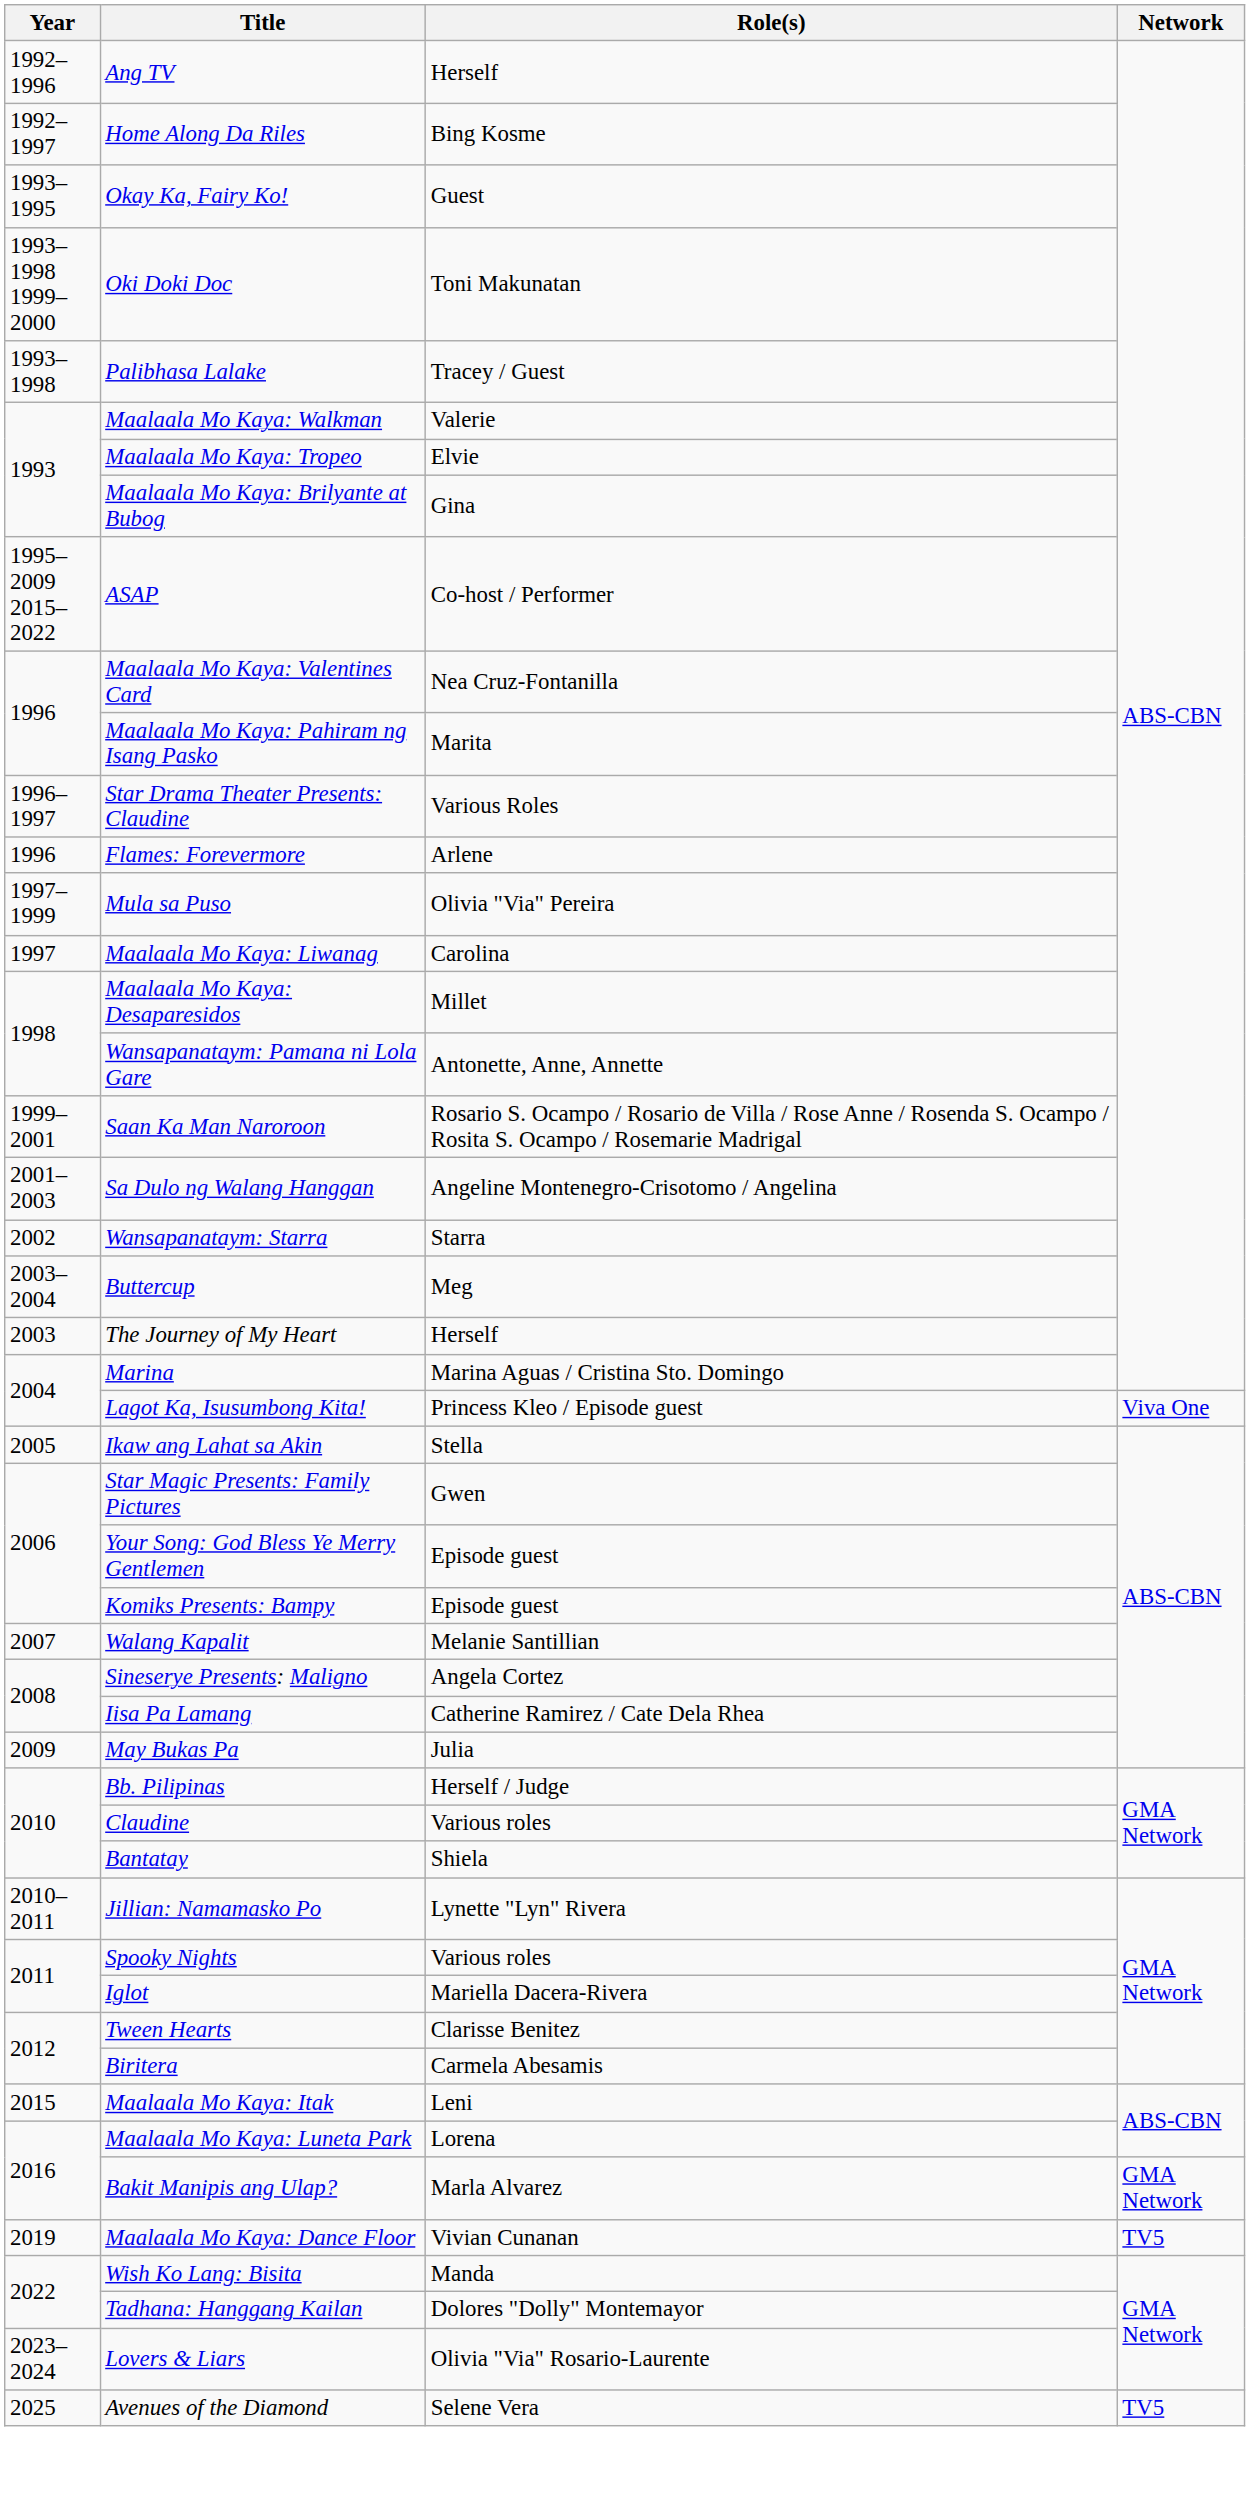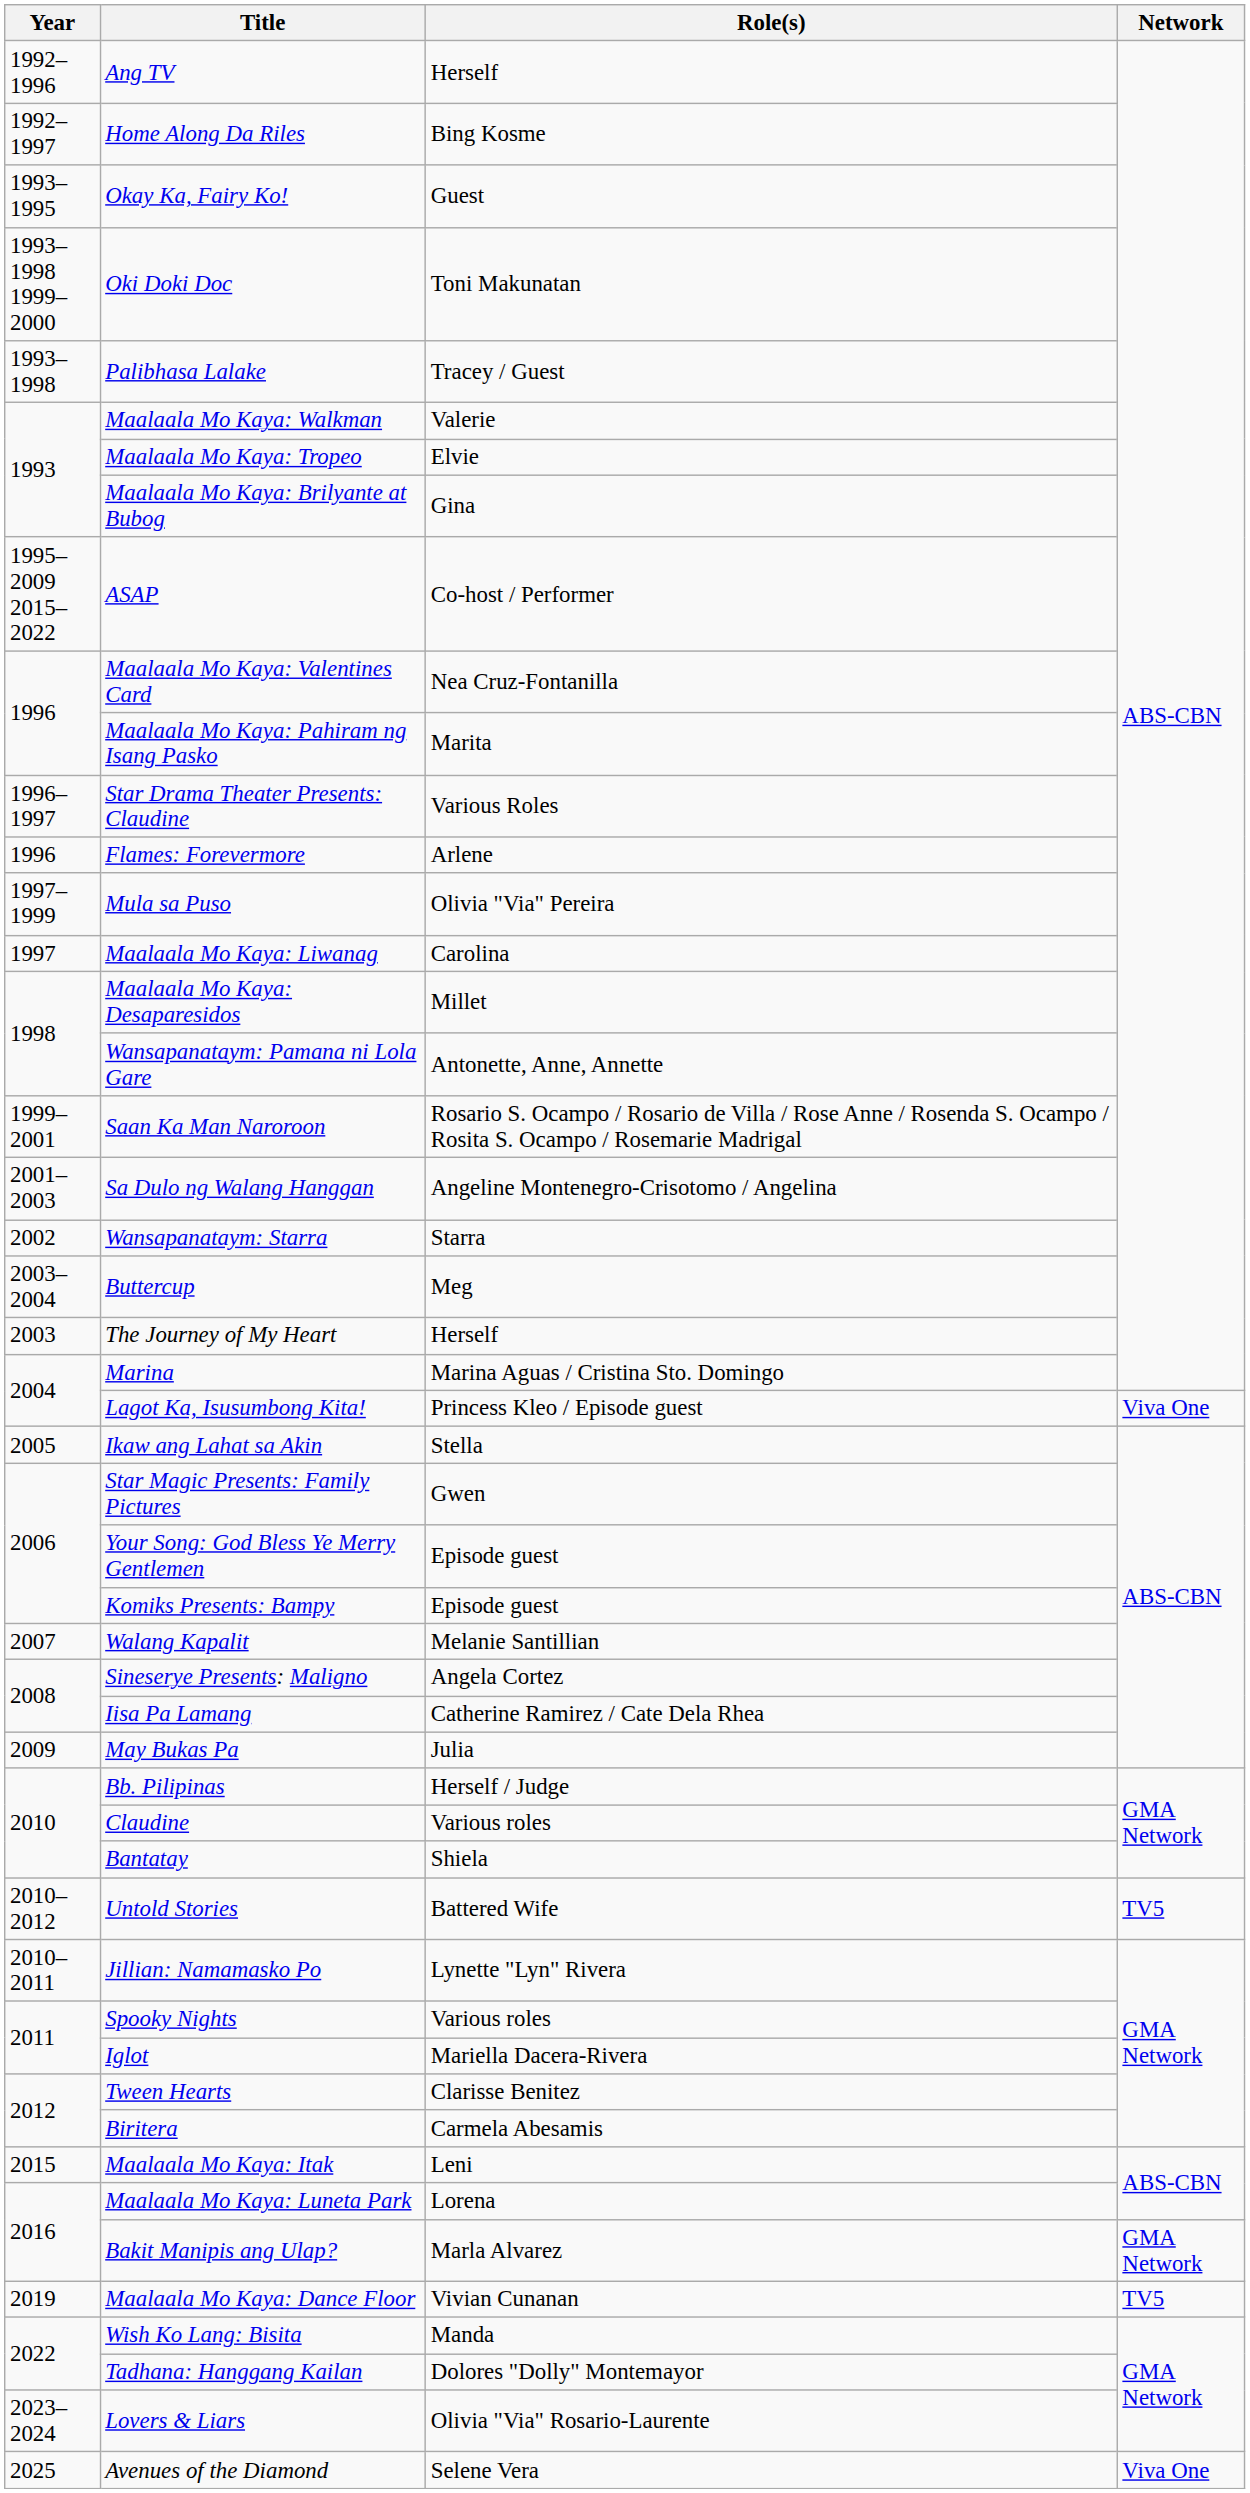+ row: (172, 1908)
(1143, 2407) TV5 -> (1166, 2469) Viva One
